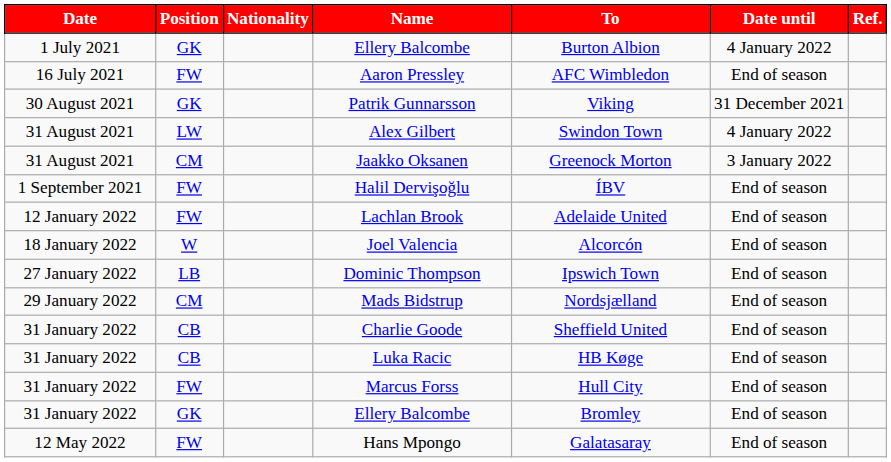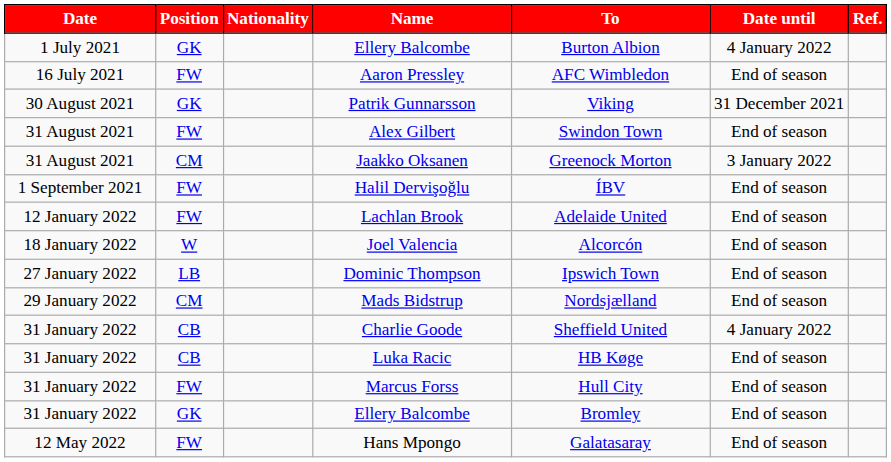(189, 132) LW -> (189, 132) FW
(779, 132) 4 January 2022 -> (779, 132) End of season
(779, 329) End of season -> (779, 329) 4 January 2022
